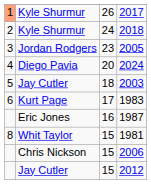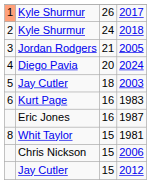(108, 48) 23 -> (108, 48) 21
(108, 100) 17 -> (108, 100) 16
